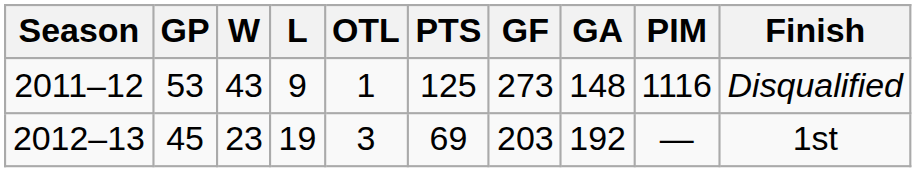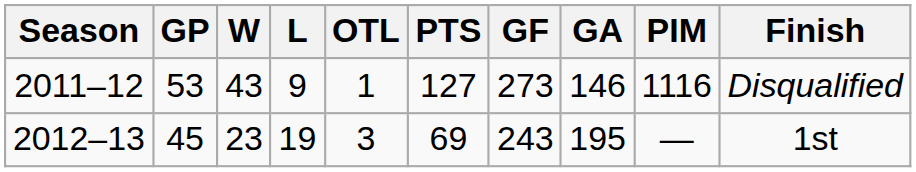(448, 85) 125 -> (448, 85) 127
(598, 85) 148 -> (598, 85) 146
(525, 138) 203 -> (525, 138) 243
(598, 138) 192 -> (598, 138) 195
